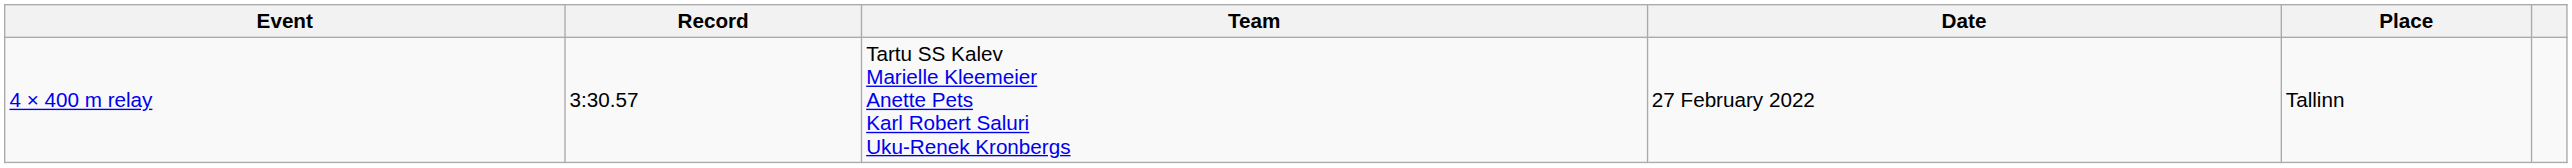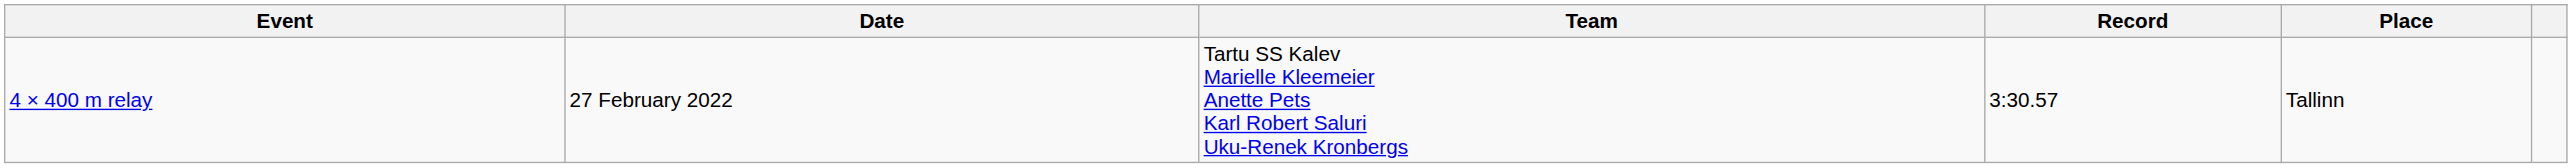columns swapped: (713, 21) <-> (1964, 21)
